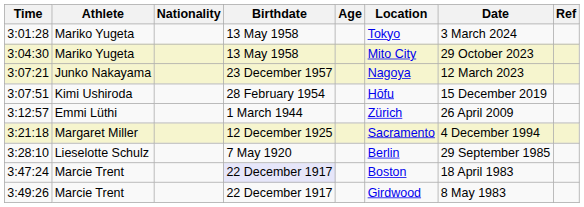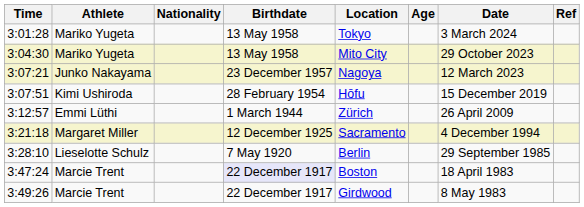columns swapped: (350, 14) <-> (401, 14)
